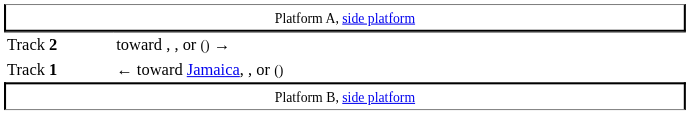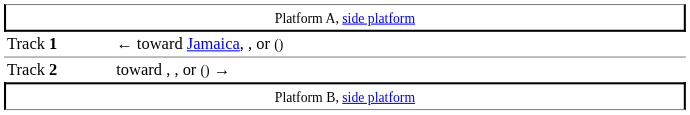rows swapped: (32, 69) <-> (32, 45)
